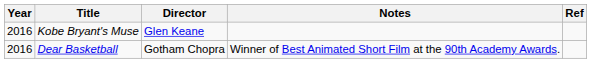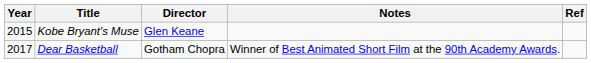(20, 31) 2016 -> (20, 31) 2015
(20, 49) 2016 -> (20, 49) 2017
